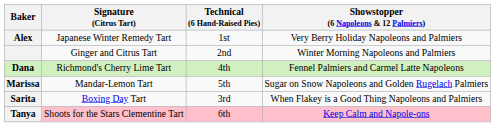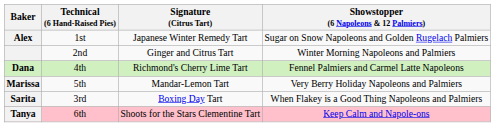columns swapped: (114, 17) <-> (224, 17)
(376, 38) Very Berry Holiday Napoleons and Palmiers -> (376, 38) Sugar on Snow Napoleons and Golden Rugelach Palmiers
(376, 83) Sugar on Snow Napoleons and Golden Rugelach Palmiers -> (376, 83) Very Berry Holiday Napoleons and Palmiers
